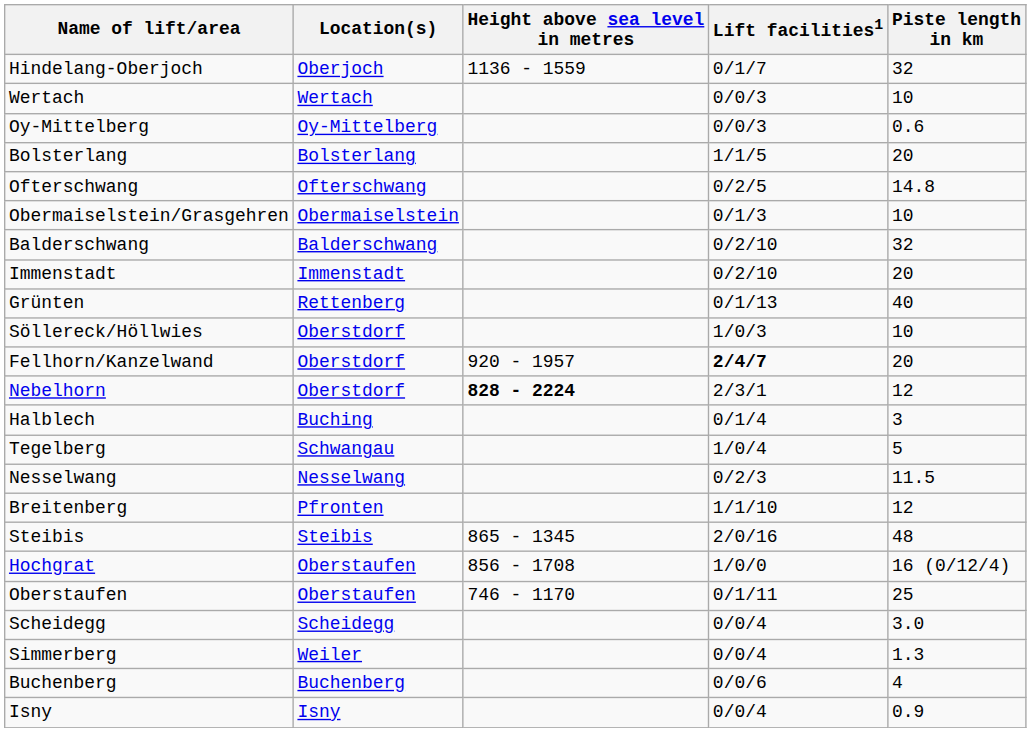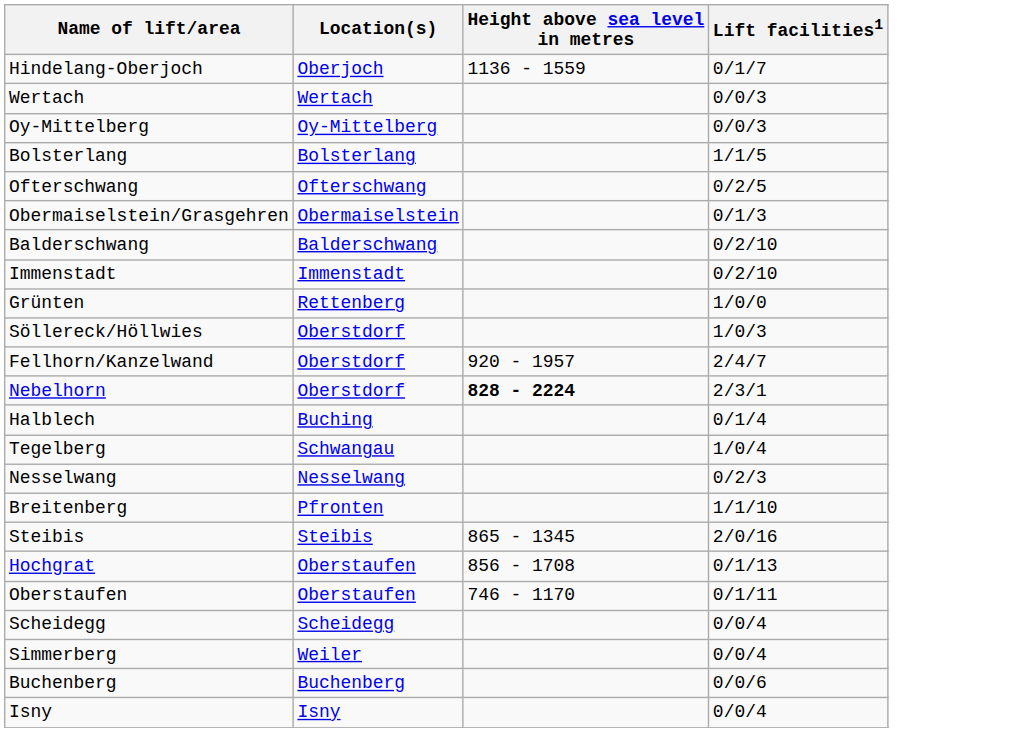- column: (956, 30)
(745, 303) 0/1/13 -> (740, 303) 1/0/0
(740, 362) bold -> (740, 362) normal
(740, 566) 1/0/0 -> (745, 566) 0/1/13
